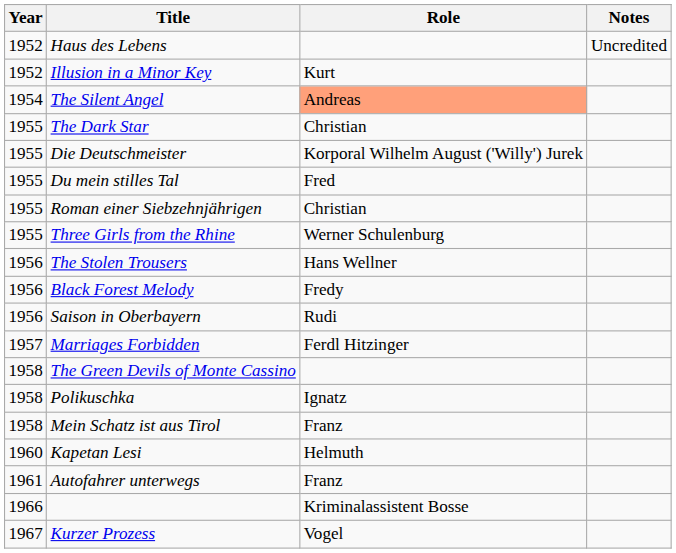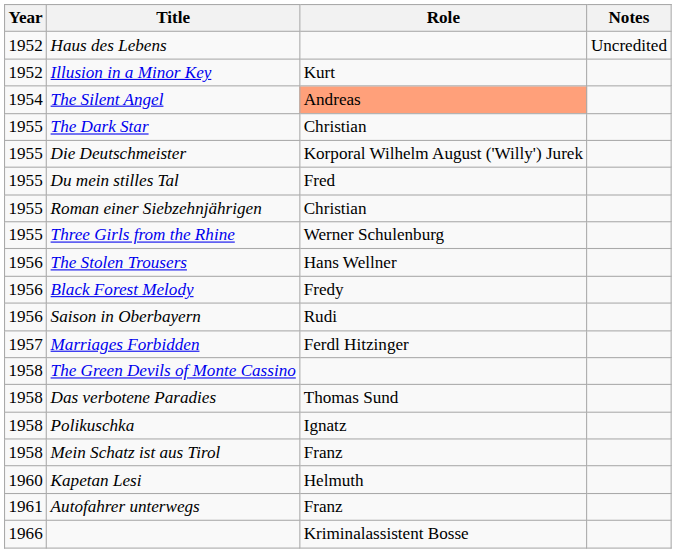+ row: (133, 398)
- row: (103, 533)
